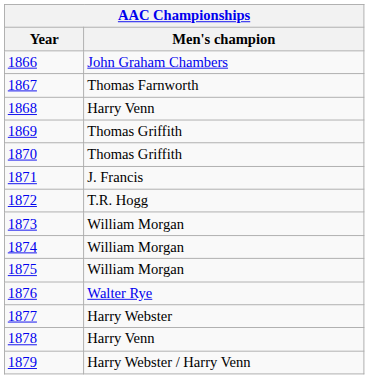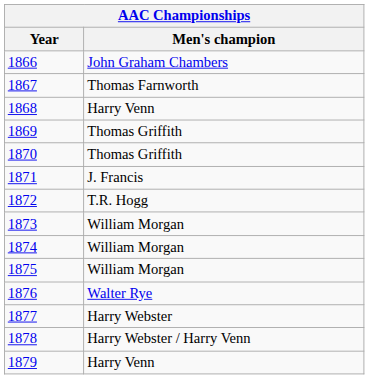(121, 339) Harry Venn -> (169, 339) Harry Webster / Harry Venn
(169, 362) Harry Webster / Harry Venn -> (121, 362) Harry Venn
